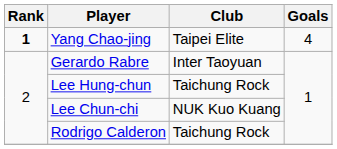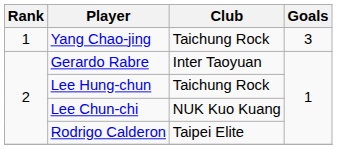(26, 39) bold -> (26, 39) normal
(208, 39) Taipei Elite -> (221, 39) Taichung Rock
(308, 39) 4 -> (308, 39) 3
(221, 132) Taichung Rock -> (208, 132) Taipei Elite
